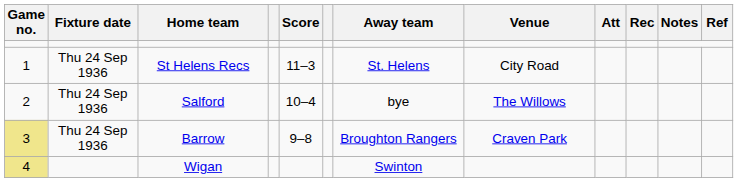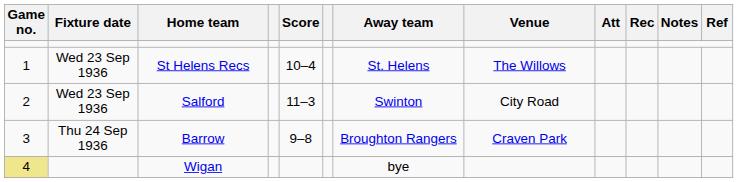(93, 65) Thu 24 Sep 1936 -> (93, 65) Wed 23 Sep 1936
(301, 65) 11–3 -> (301, 65) 10–4
(530, 65) City Road -> (530, 65) The Willows
(93, 101) Thu 24 Sep 1936 -> (93, 101) Wed 23 Sep 1936
(301, 101) 10–4 -> (301, 101) 11–3
(398, 101) bye -> (398, 101) Swinton
(530, 101) The Willows -> (530, 101) City Road
(26, 138) khaki background -> (26, 138) no background
(398, 167) Swinton -> (398, 167) bye
